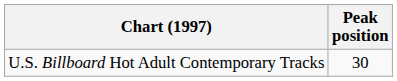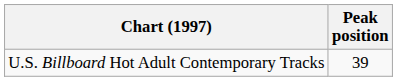(360, 62) 30 -> (360, 62) 39
